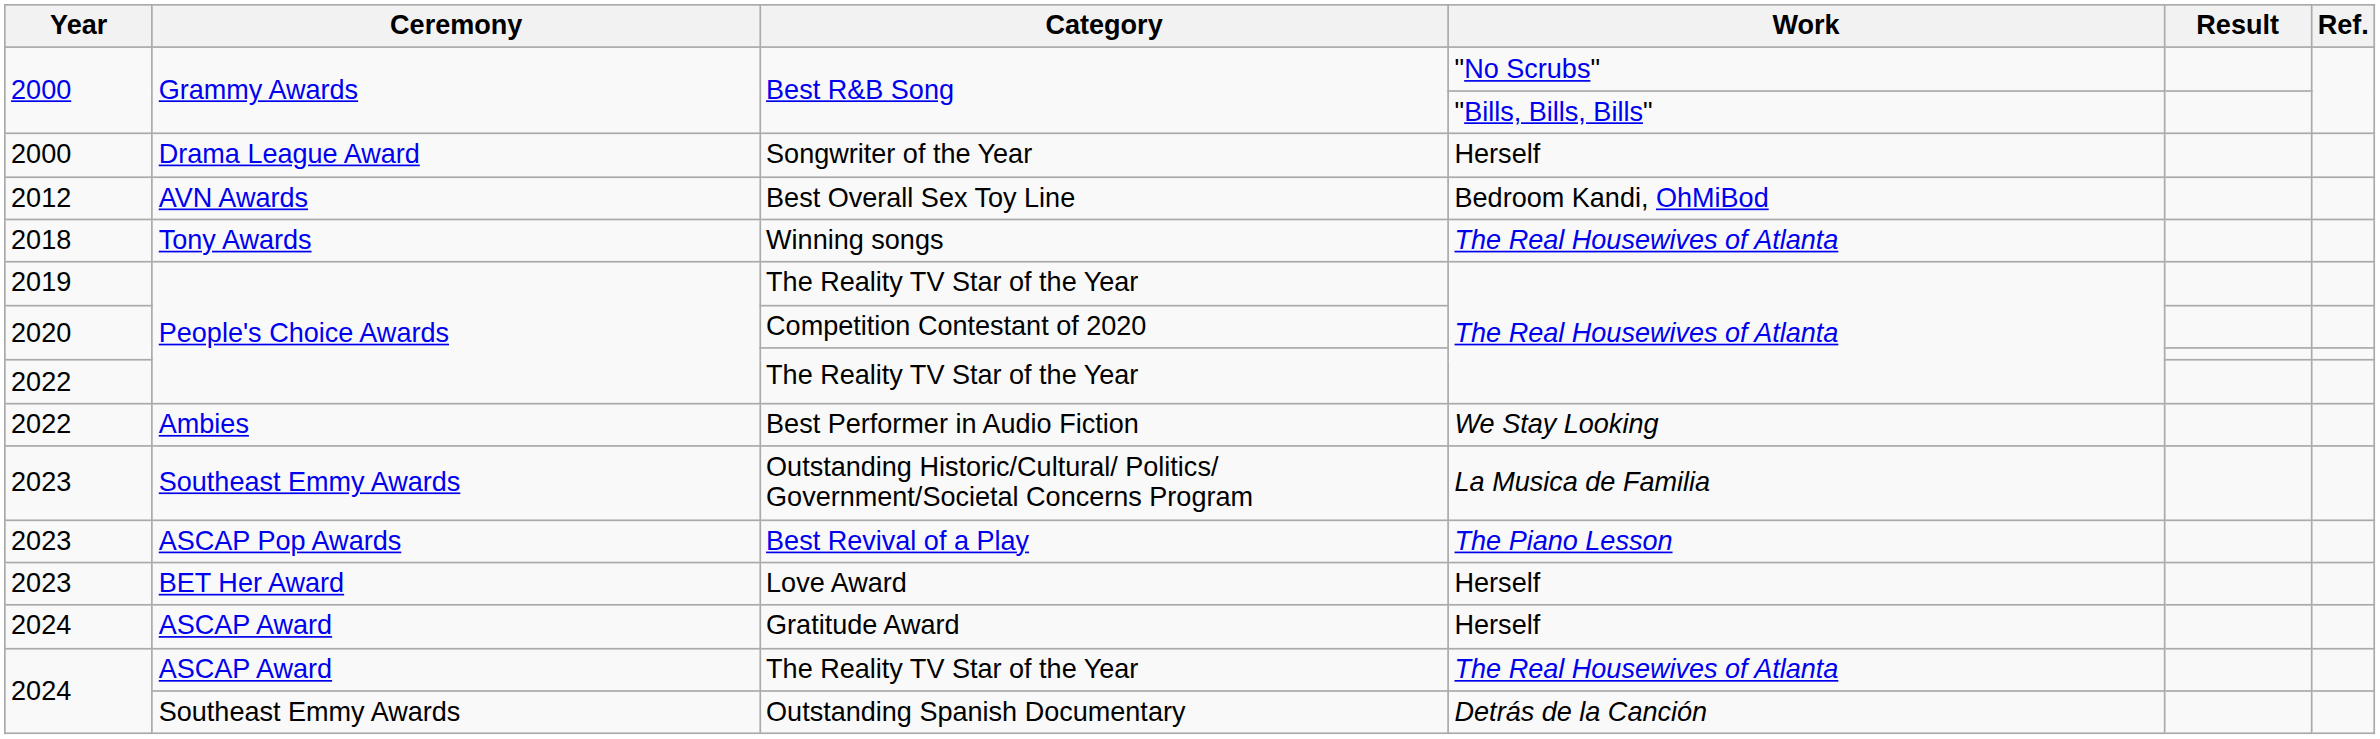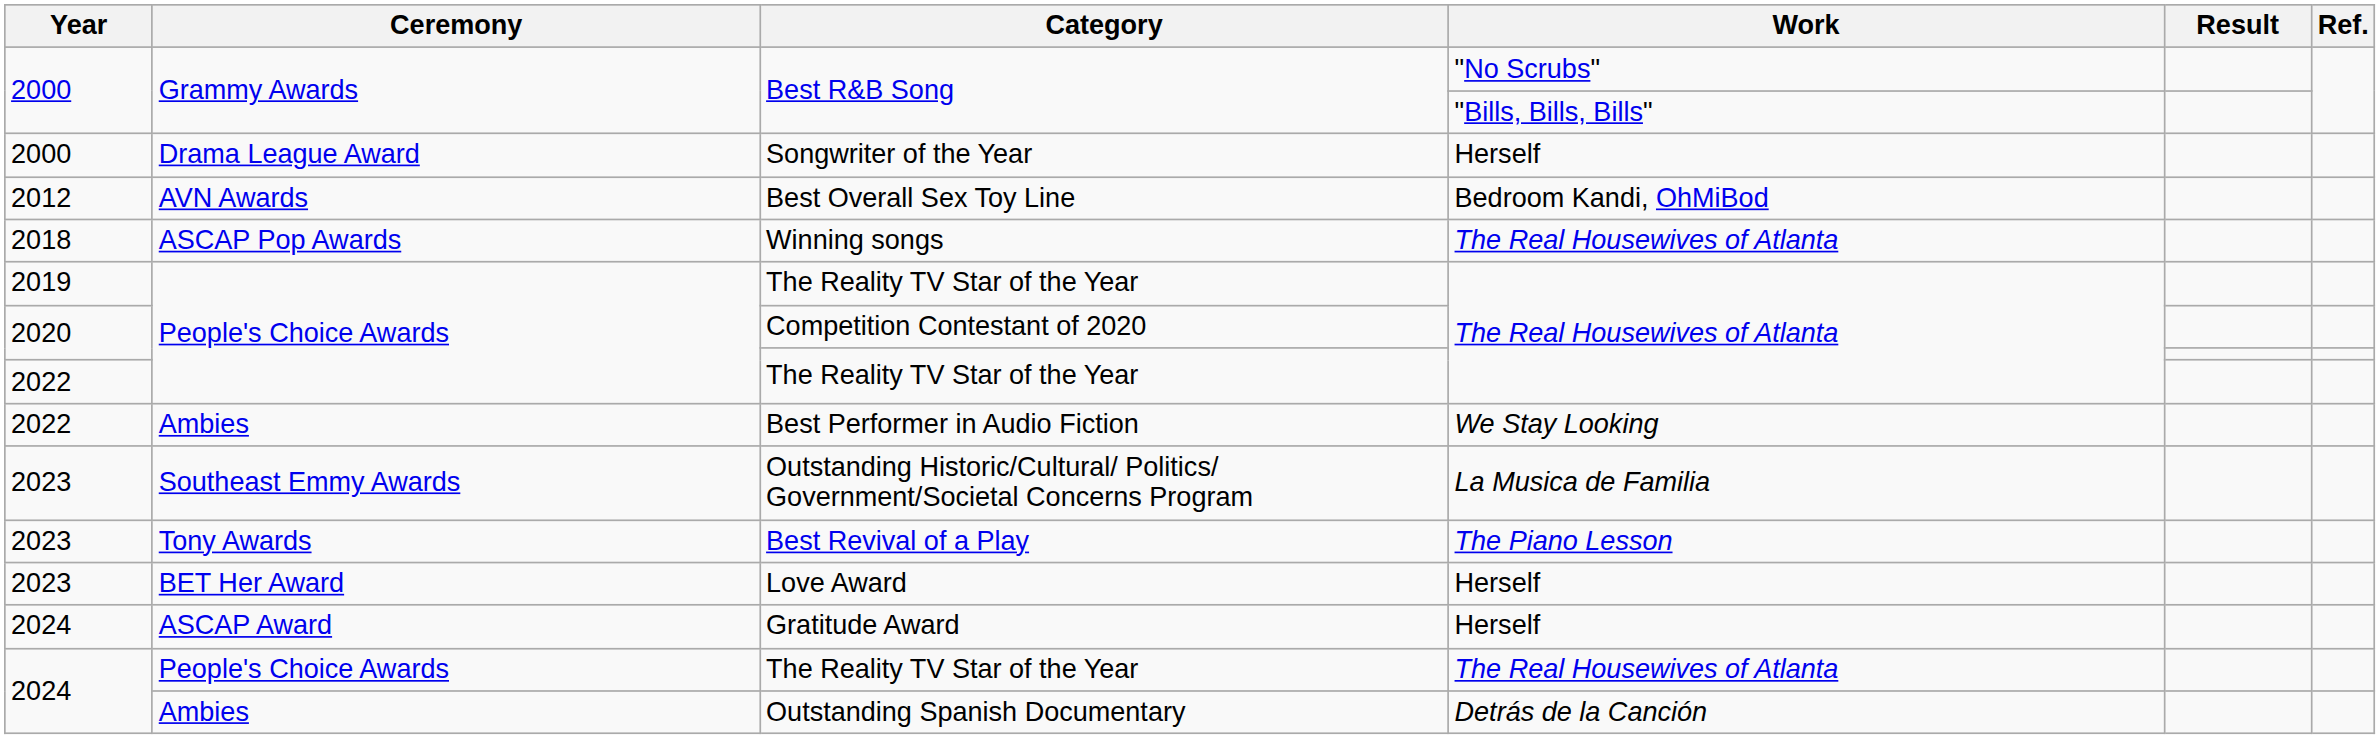(235, 240) Tony Awards -> (280, 240) ASCAP Pop Awards
(280, 540) ASCAP Pop Awards -> (235, 540) Tony Awards
(245, 669) ASCAP Award -> (304, 669) People's Choice Awards
(310, 712) Southeast Emmy Awards -> (204, 712) Ambies
